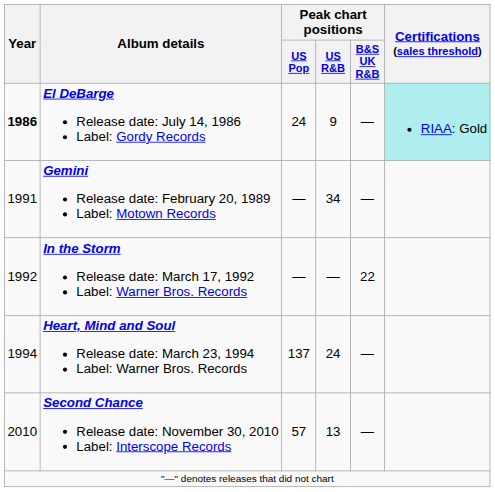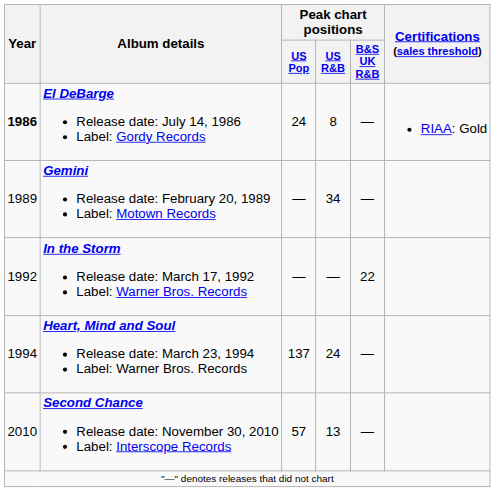(333, 121) 9 -> (333, 121) 8
(437, 129) paleturquoise background -> (437, 129) no background
(22, 199) 1991 -> (22, 199) 1989
